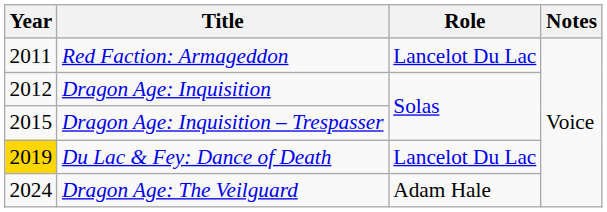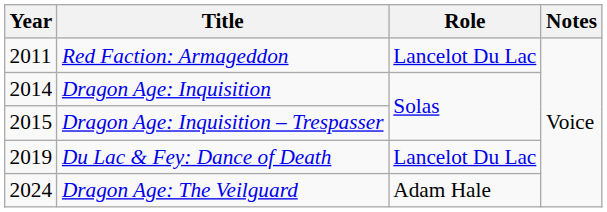(31, 88) 2012 -> (31, 88) 2014
(31, 156) gold background -> (31, 156) no background
